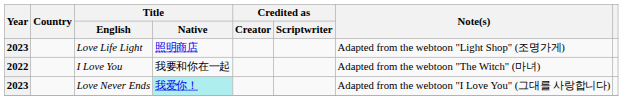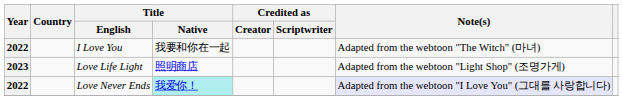rows swapped: (100, 67) <-> (110, 48)
(18, 86) 2023 -> (18, 86) 2022
(474, 85) no background -> (474, 85) lavender background
